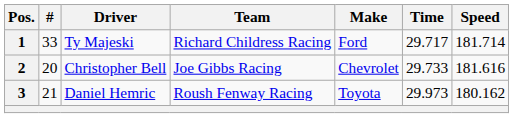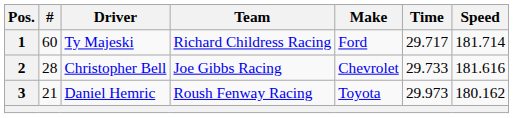(50, 42) 33 -> (50, 42) 60
(50, 67) 20 -> (50, 67) 28
